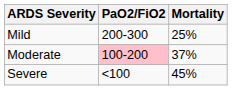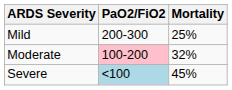(184, 54) 37% -> (184, 54) 32%
(116, 74) no background -> (116, 74) lightblue background
